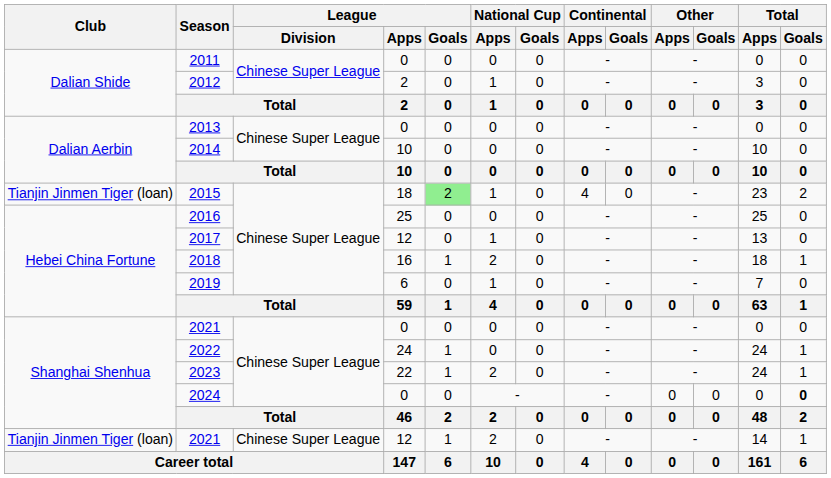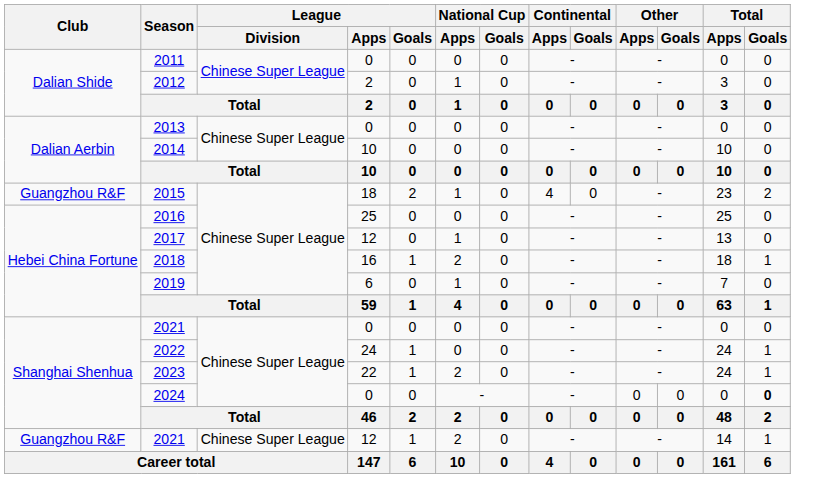(90, 194) Tianjin Jinmen Tiger (loan) -> (73, 194) Guangzhou R&F
(448, 194) lightgreen background -> (412, 194) no background
(90, 439) Tianjin Jinmen Tiger (loan) -> (73, 439) Guangzhou R&F
